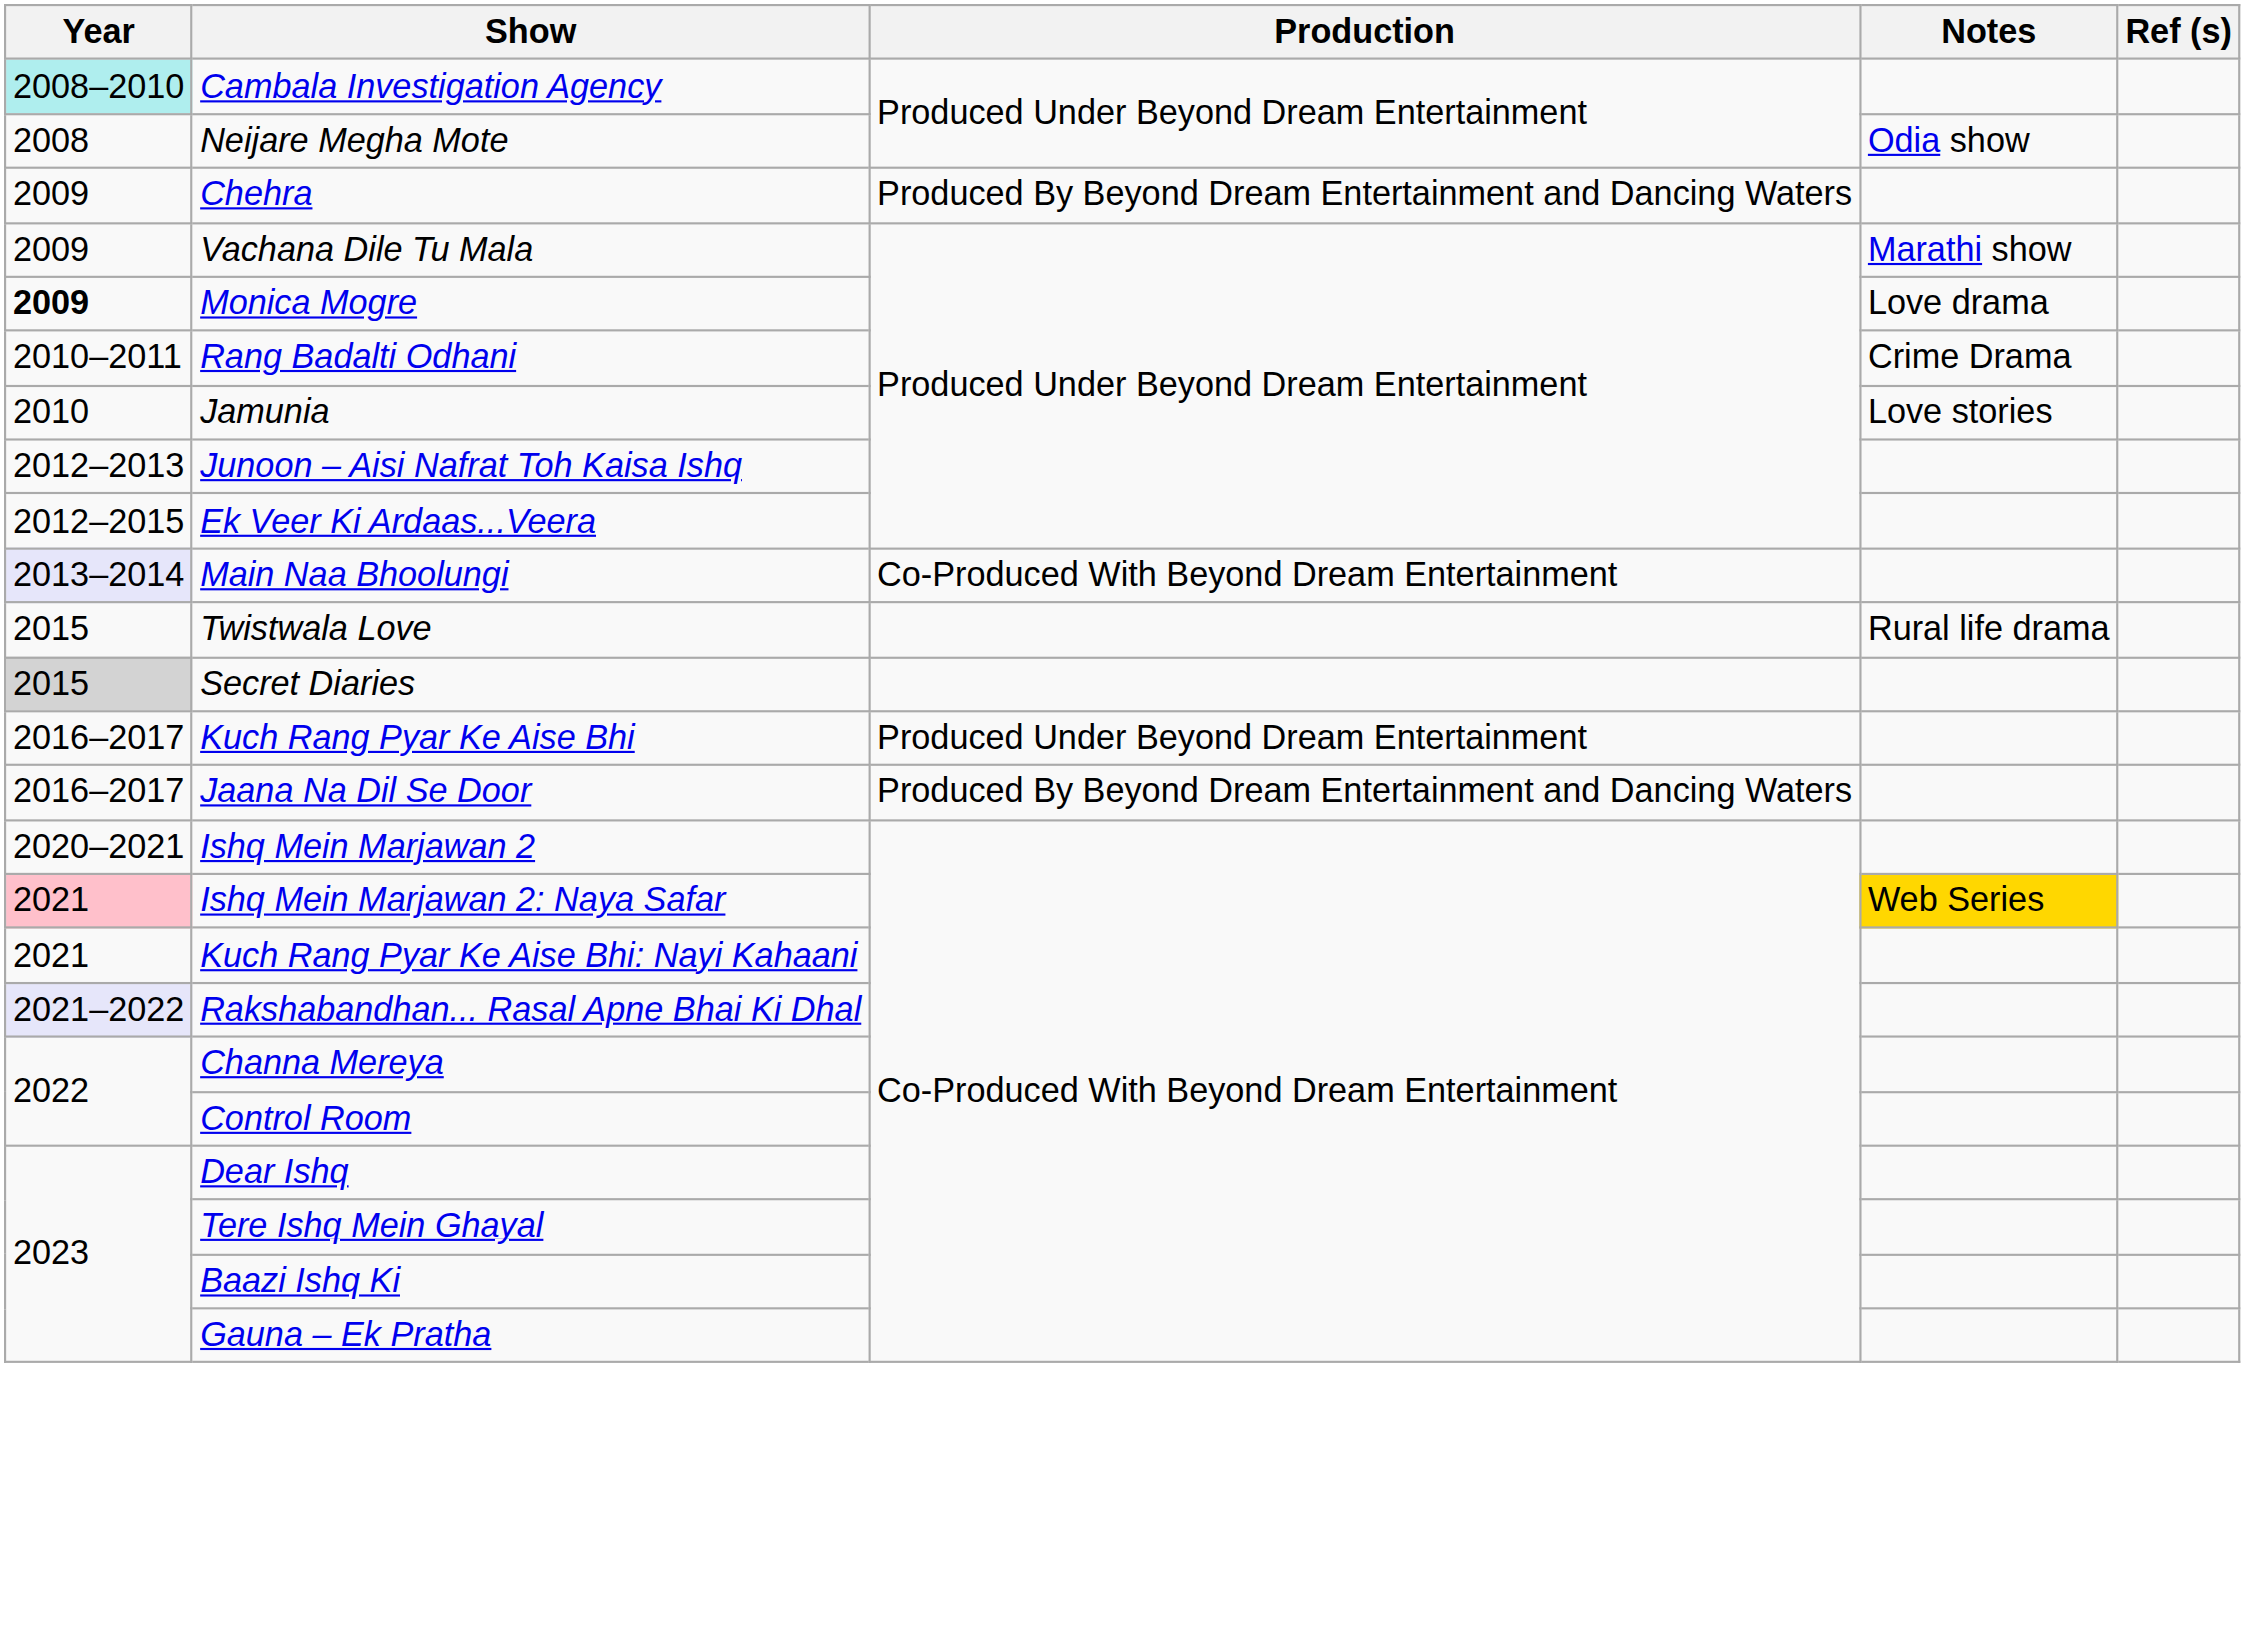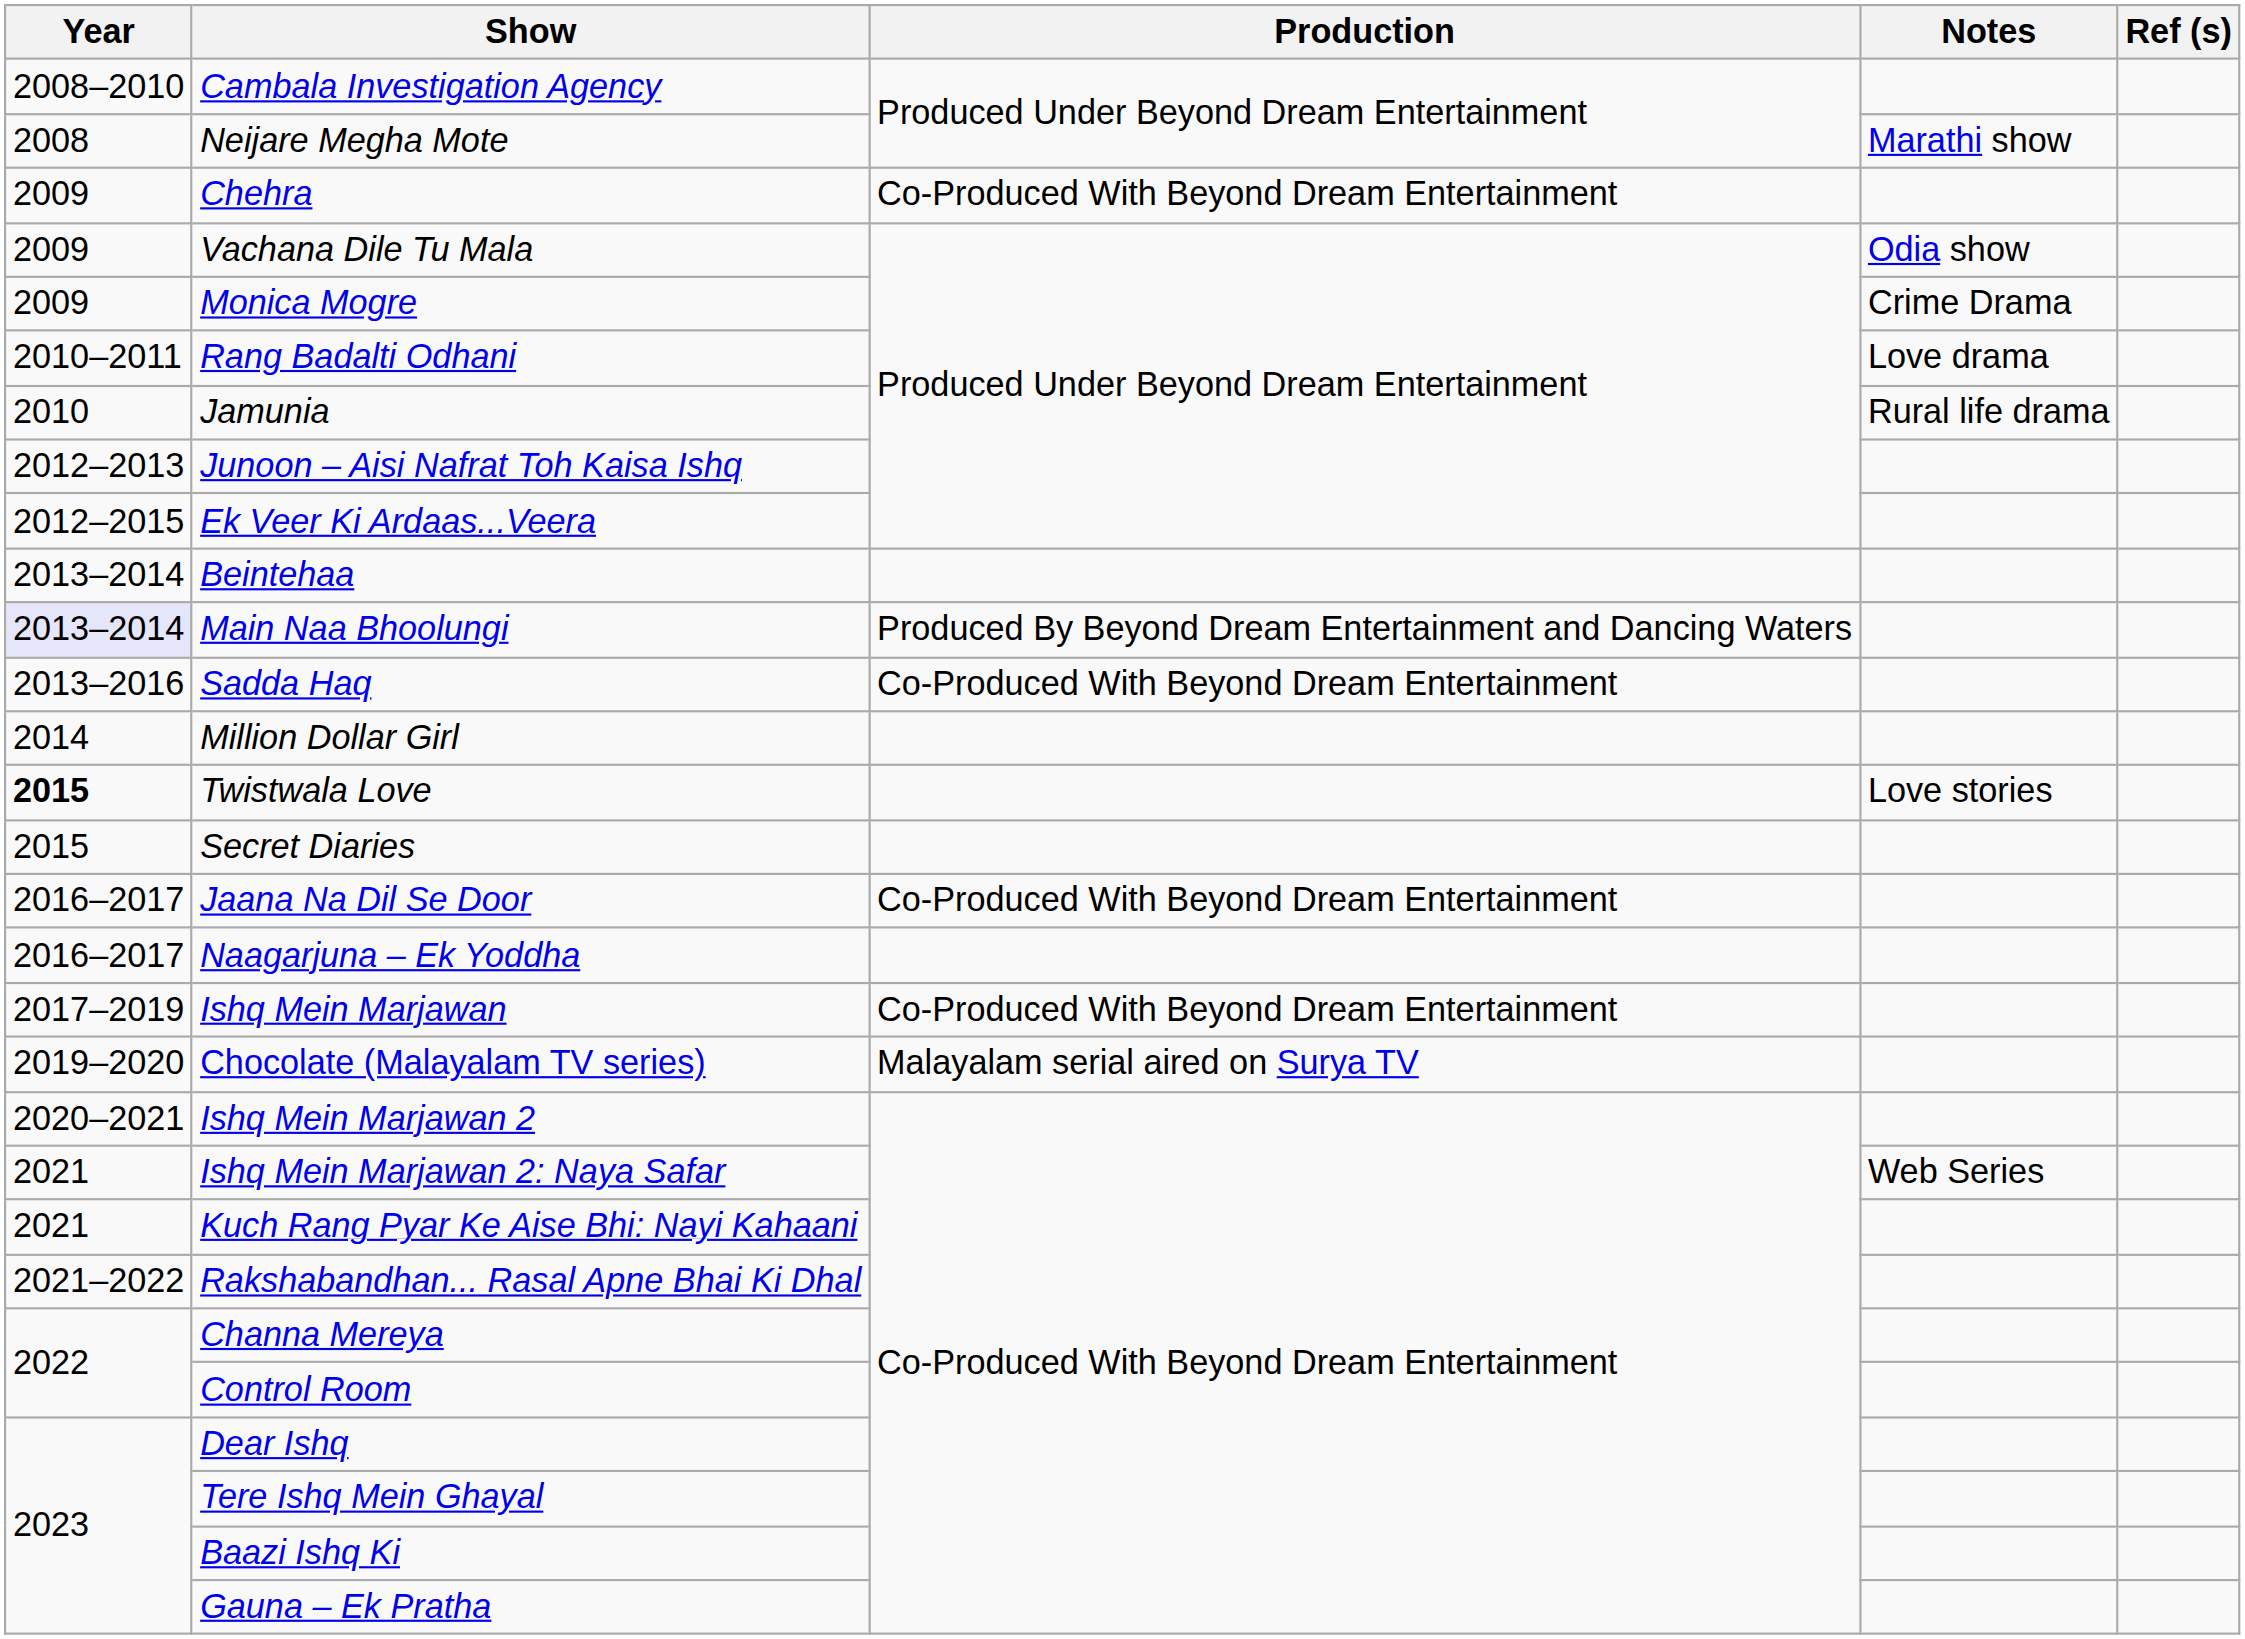(99, 85) paleturquoise background -> (99, 85) no background
(1949, 140) Odia show -> (1970, 140) Marathi show
(1365, 194) Produced By Beyond Dream Entertainment and Dancing Waters -> (1247, 194) Co-Produced With Beyond Dream Entertainment
(1970, 248) Marathi show -> (1949, 248) Odia show
(51, 303) bold -> (51, 303) normal
(1958, 303) Love drama -> (1970, 303) Crime Drama
(1970, 357) Crime Drama -> (1958, 357) Love drama
(1960, 411) Love stories -> (1989, 411) Rural life drama
+ row: (277, 574)
(1247, 574) Co-Produced With Beyond Dream Entertainment -> (1365, 628) Produced By Beyond Dream Entertainment and Dancing Waters
+ row: (286, 683)
+ row: (330, 737)
(51, 628) normal -> (51, 791) bold
(1989, 628) Rural life drama -> (1960, 791) Love stories
(51, 683) lightgrey background -> (51, 846) no background
- row: (417, 737)
(1365, 791) Produced By Beyond Dream Entertainment and Dancing Waters -> (1247, 900) Co-Produced With Beyond Dream Entertainment
+ row: (390, 954)
+ row: (353, 1009)
+ row: (453, 1063)
(51, 900) pink background -> (51, 1172) no background
(1956, 900) gold background -> (1956, 1172) no background
(99, 1009) lavender background -> (99, 1280) no background
